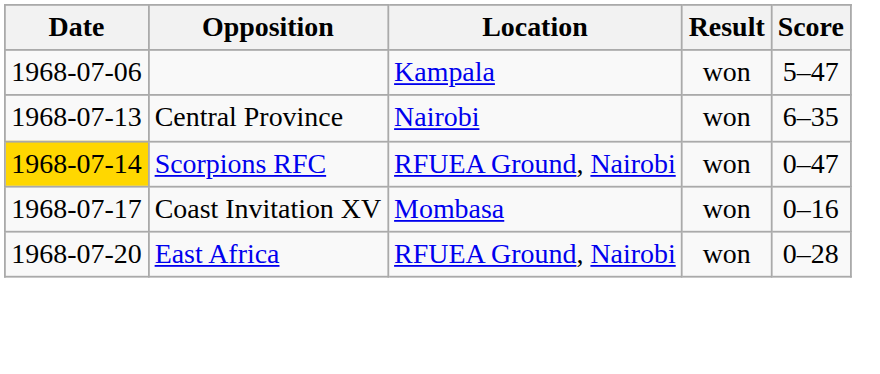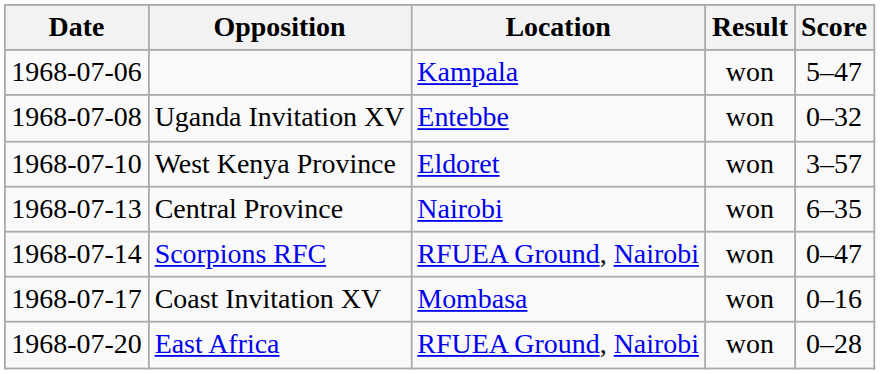+ row: (280, 117)
+ row: (275, 162)
(77, 162) gold background -> (77, 253) no background
